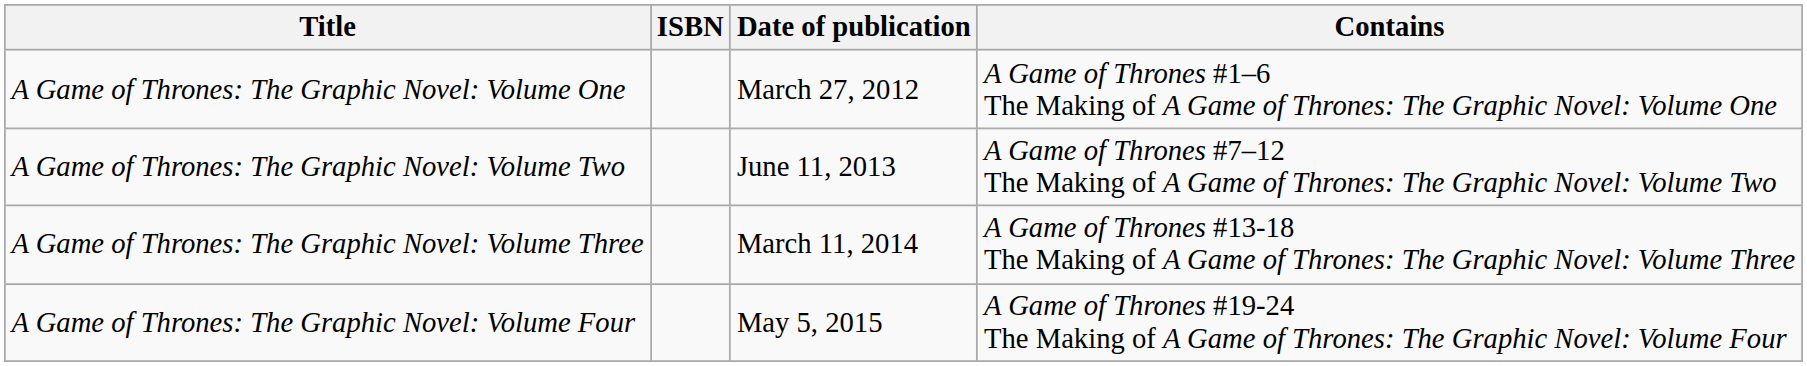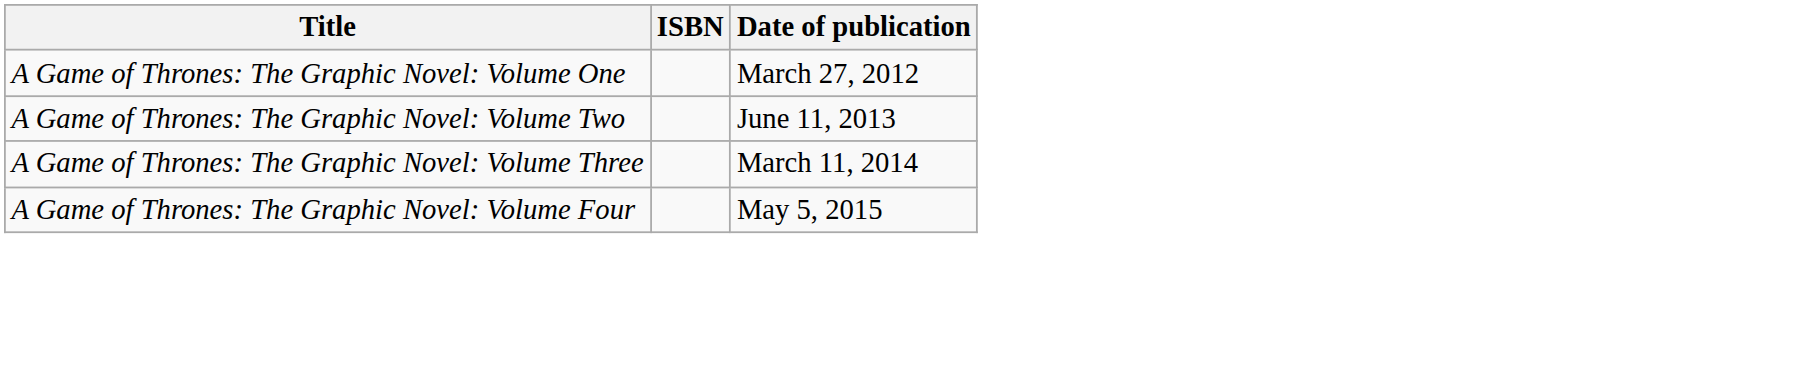- column: (1390, 27)
